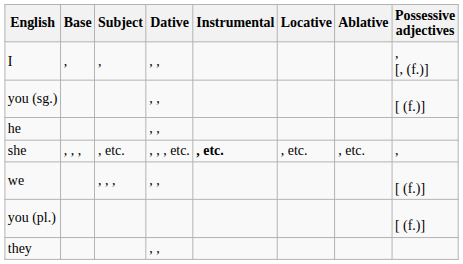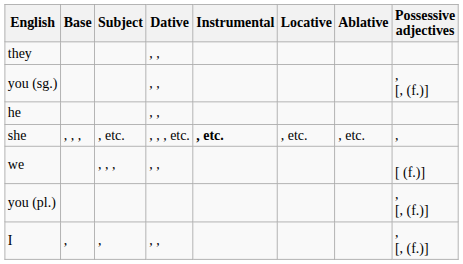rows swapped: (10, 61) <-> (20, 248)
(410, 106) [ (f.)] -> (412, 83) , [, (f.)]
(410, 226) [ (f.)] -> (412, 202) , [, (f.)]
